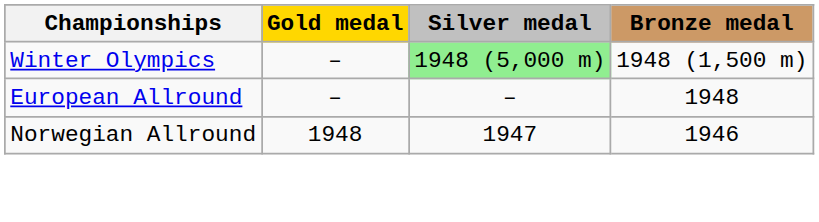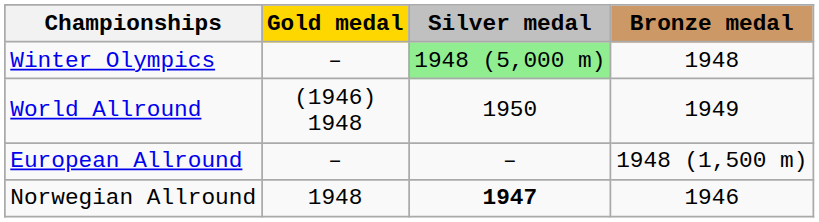(712, 60) 1948 (1,500 m) -> (712, 60) 1948
+ row: (106, 111)
(712, 98) 1948 -> (712, 161) 1948 (1,500 m)
(510, 135) normal -> (510, 198) bold
